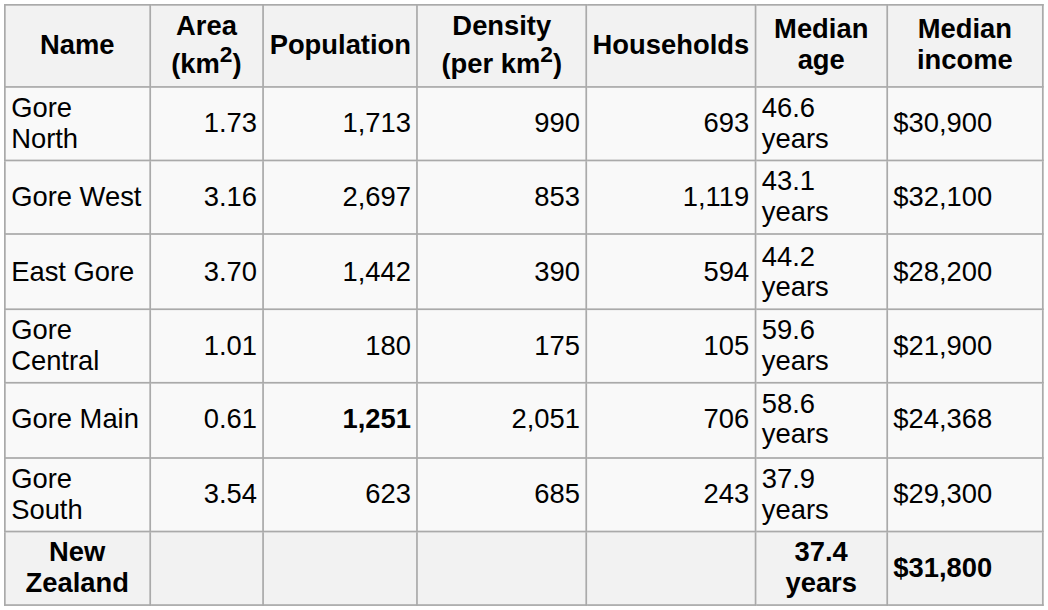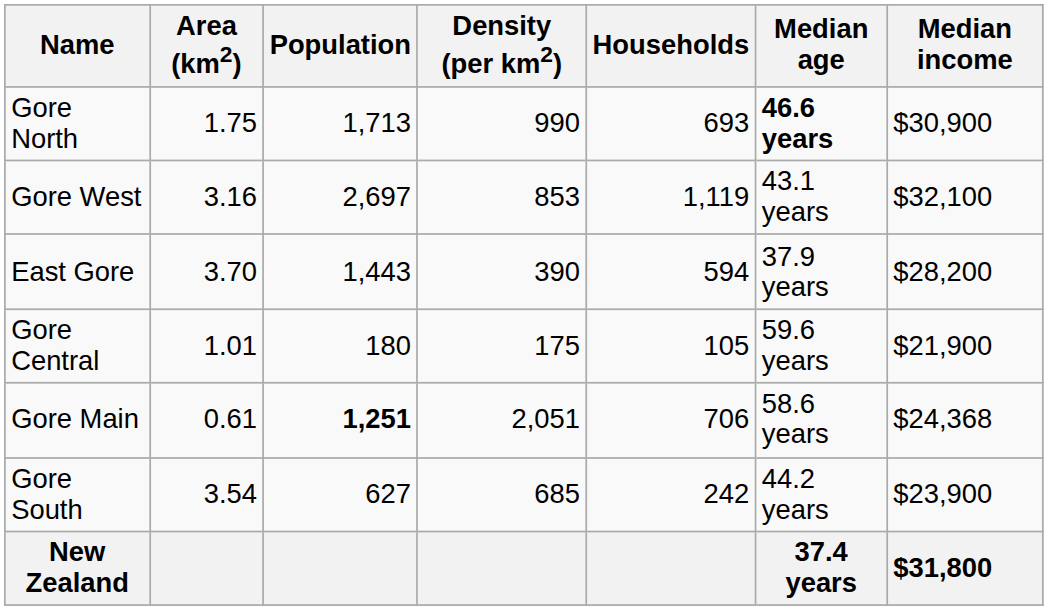(230, 123) 1.73 -> (230, 123) 1.75
(795, 123) normal -> (798, 123) bold
(377, 271) 1,442 -> (377, 271) 1,443
(795, 271) 44.2 years -> (795, 271) 37.9 years
(388, 494) 623 -> (388, 494) 627
(726, 494) 243 -> (726, 494) 242
(795, 494) 37.9 years -> (795, 494) 44.2 years
(943, 494) $29,300 -> (943, 494) $23,900
